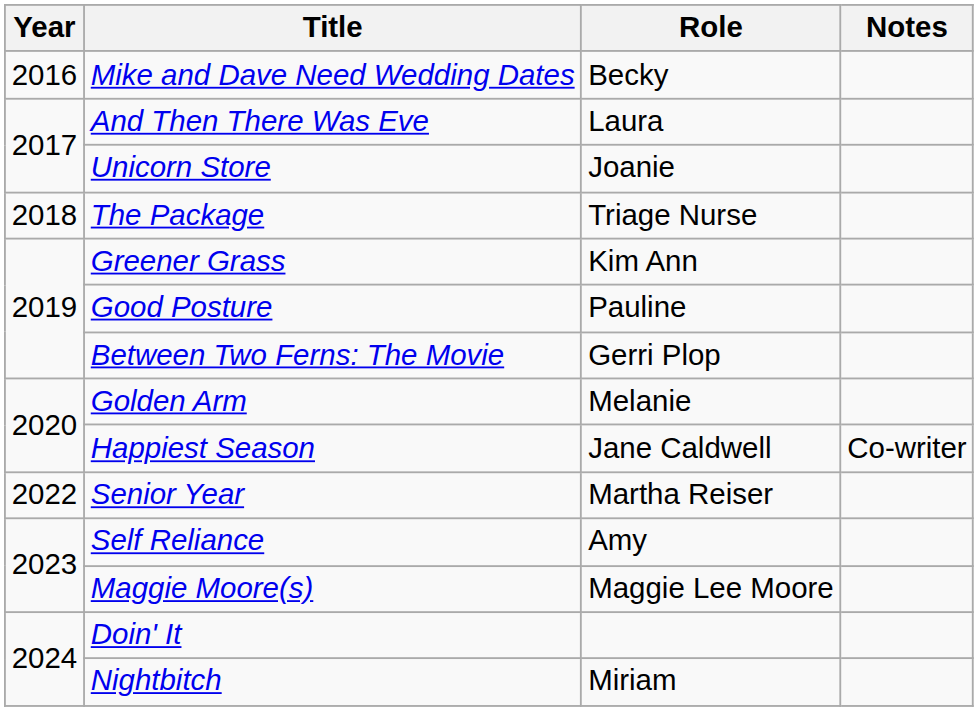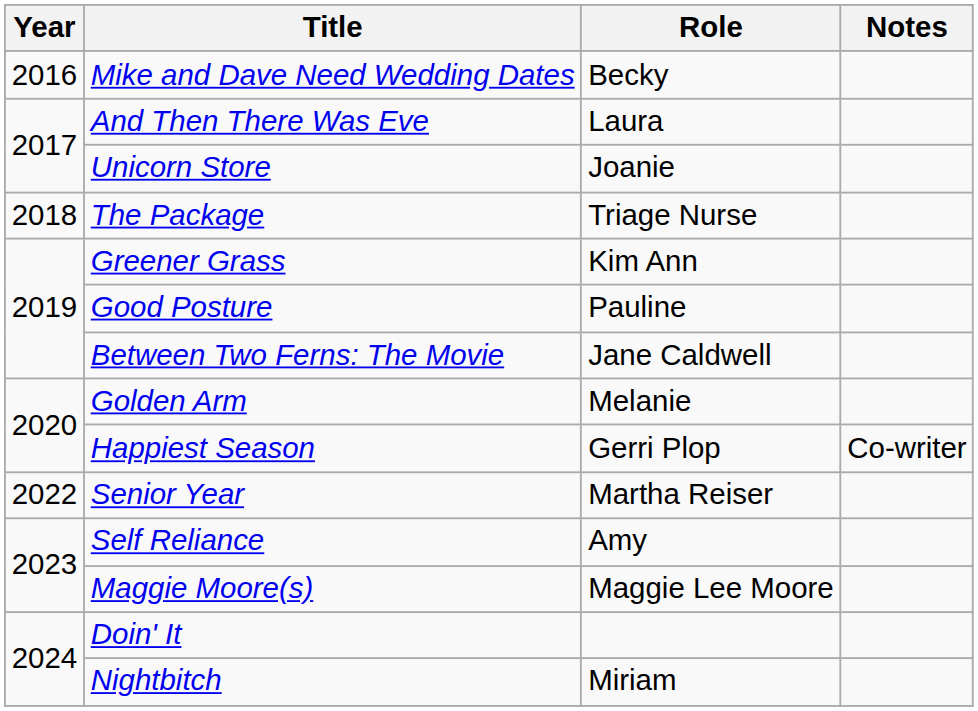(654, 354) Gerri Plop -> (680, 354) Jane Caldwell
(680, 448) Jane Caldwell -> (654, 448) Gerri Plop
